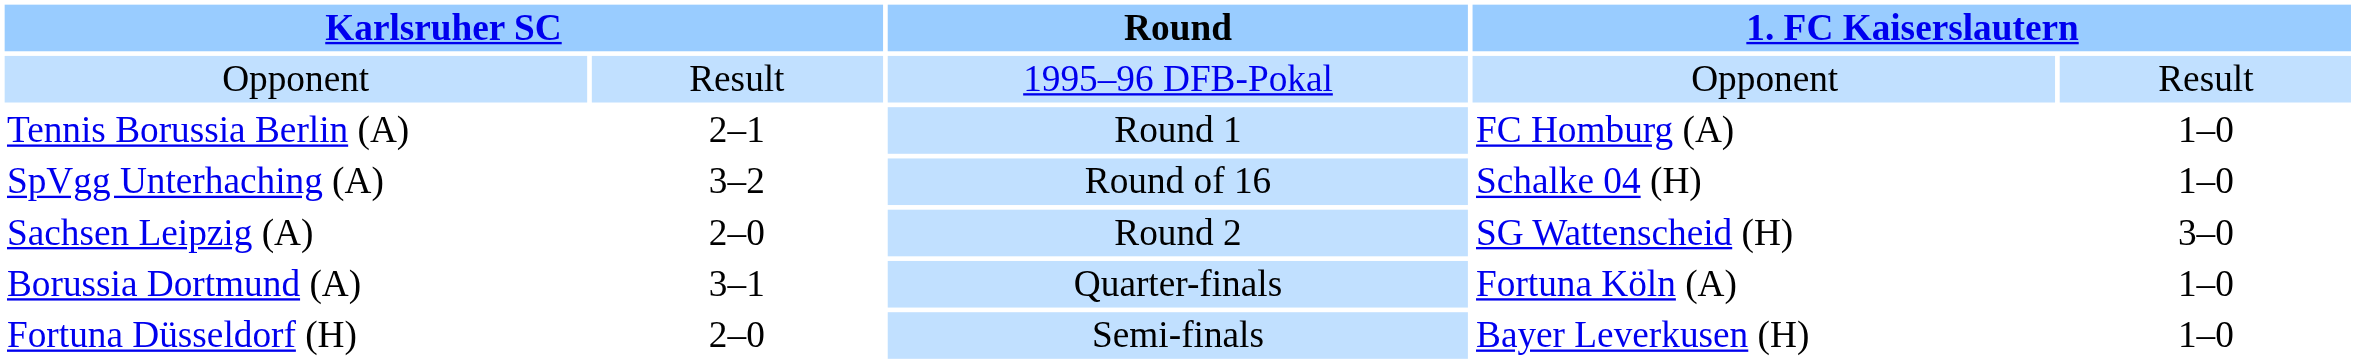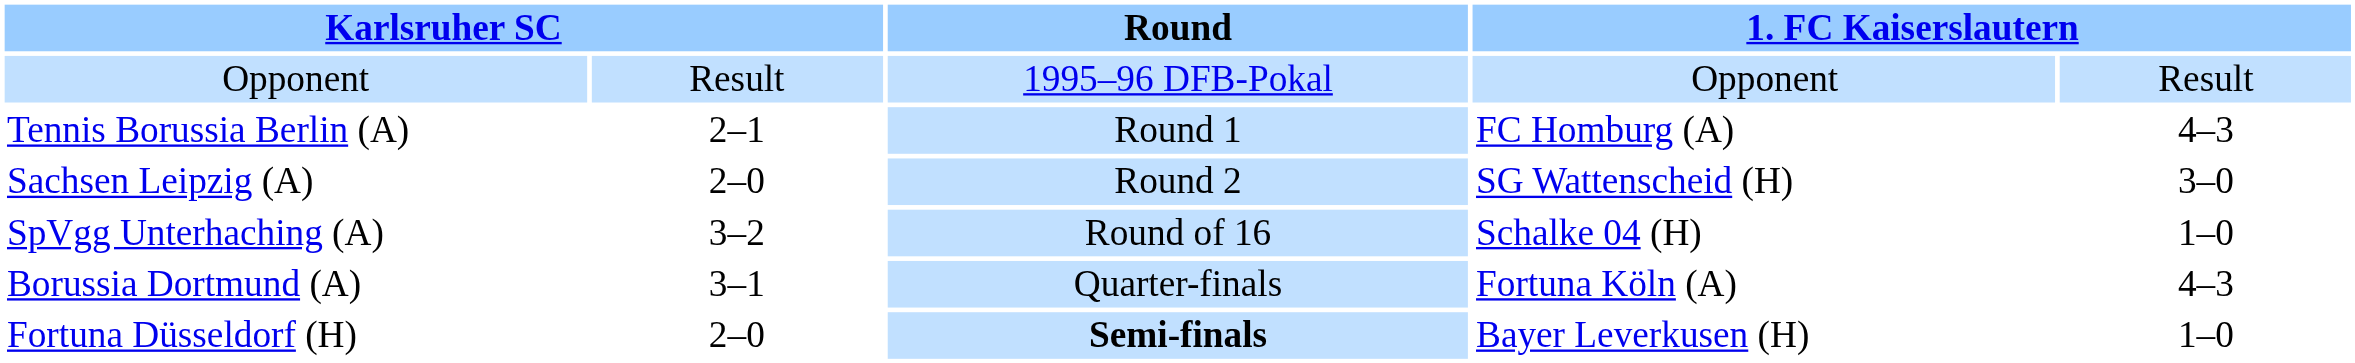(2206, 129) 1–0 -> (2206, 129) 4–3
rows swapped: (160, 232) <-> (195, 181)
(2206, 283) 1–0 -> (2206, 283) 4–3
(1178, 334) normal -> (1178, 334) bold
